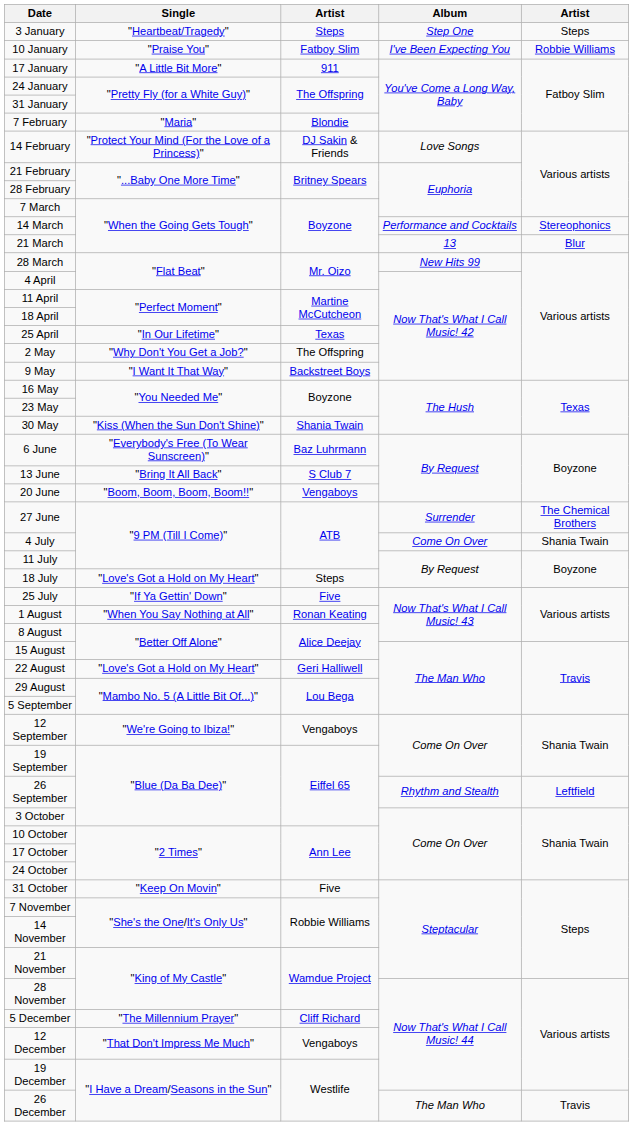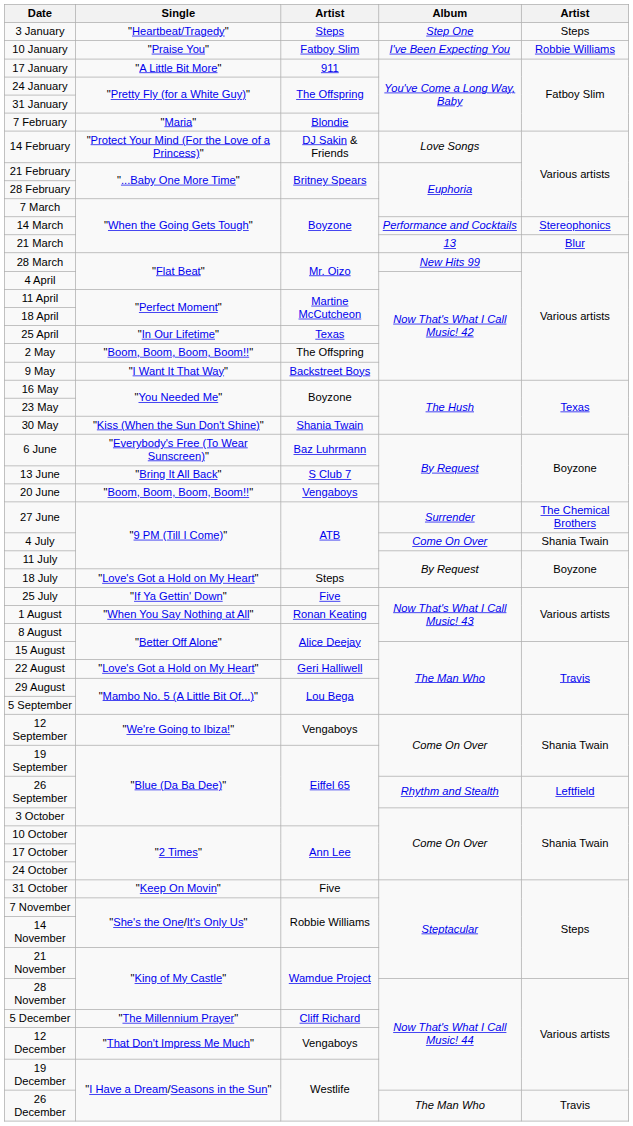(178, 352) "Why Don't You Get a Job?" -> (178, 352) "Boom, Boom, Boom, Boom!!"
